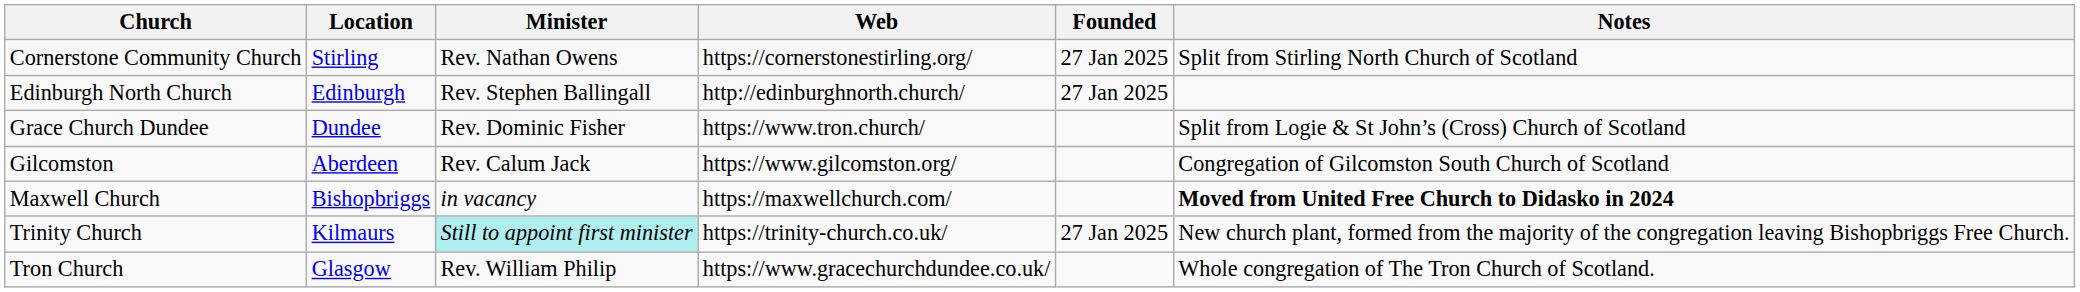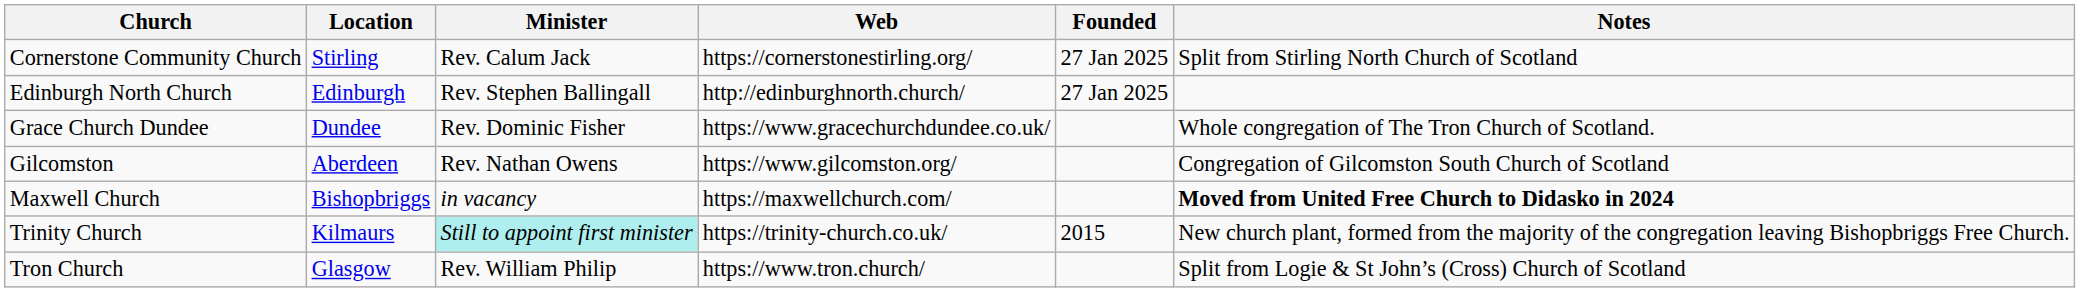(529, 57) Rev. Nathan Owens -> (515, 57) Rev. Calum Jack
(814, 127) https://www.tron.church/ -> (877, 127) https://www.gracechurchdundee.co.uk/
(1432, 127) Split from Logie & St John’s (Cross) Church of Scotland -> (1417, 127) Whole congregation of The Tron Church of Scotland.
(515, 163) Rev. Calum Jack -> (529, 163) Rev. Nathan Owens
(1114, 233) 27 Jan 2025 -> (1083, 233) 2015
(877, 269) https://www.gracechurchdundee.co.uk/ -> (814, 269) https://www.tron.church/
(1417, 269) Whole congregation of The Tron Church of Scotland. -> (1432, 269) Split from Logie & St John’s (Cross) Church of Scotland
